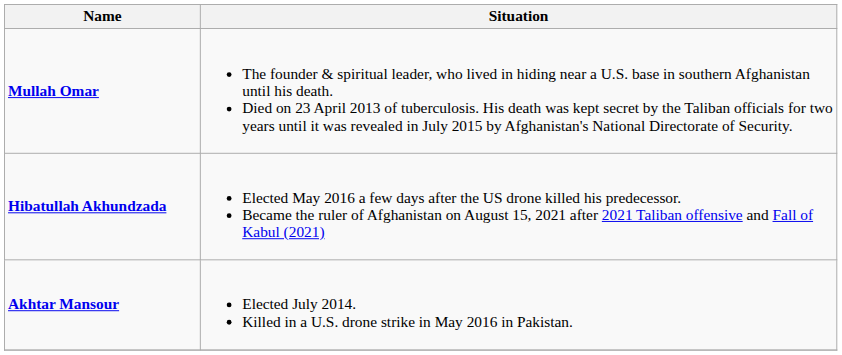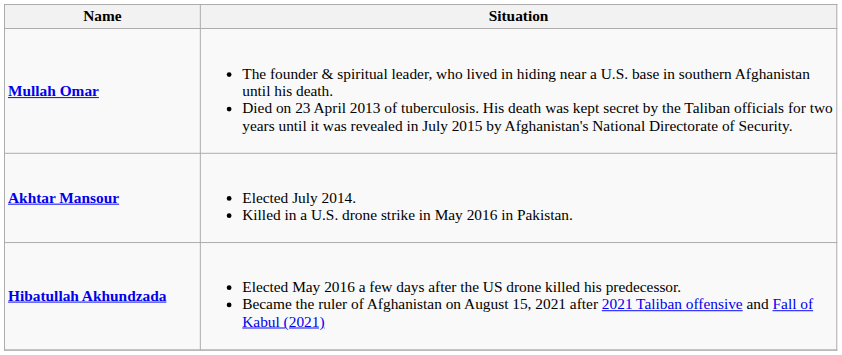rows swapped: (64, 304) <-> (87, 206)
